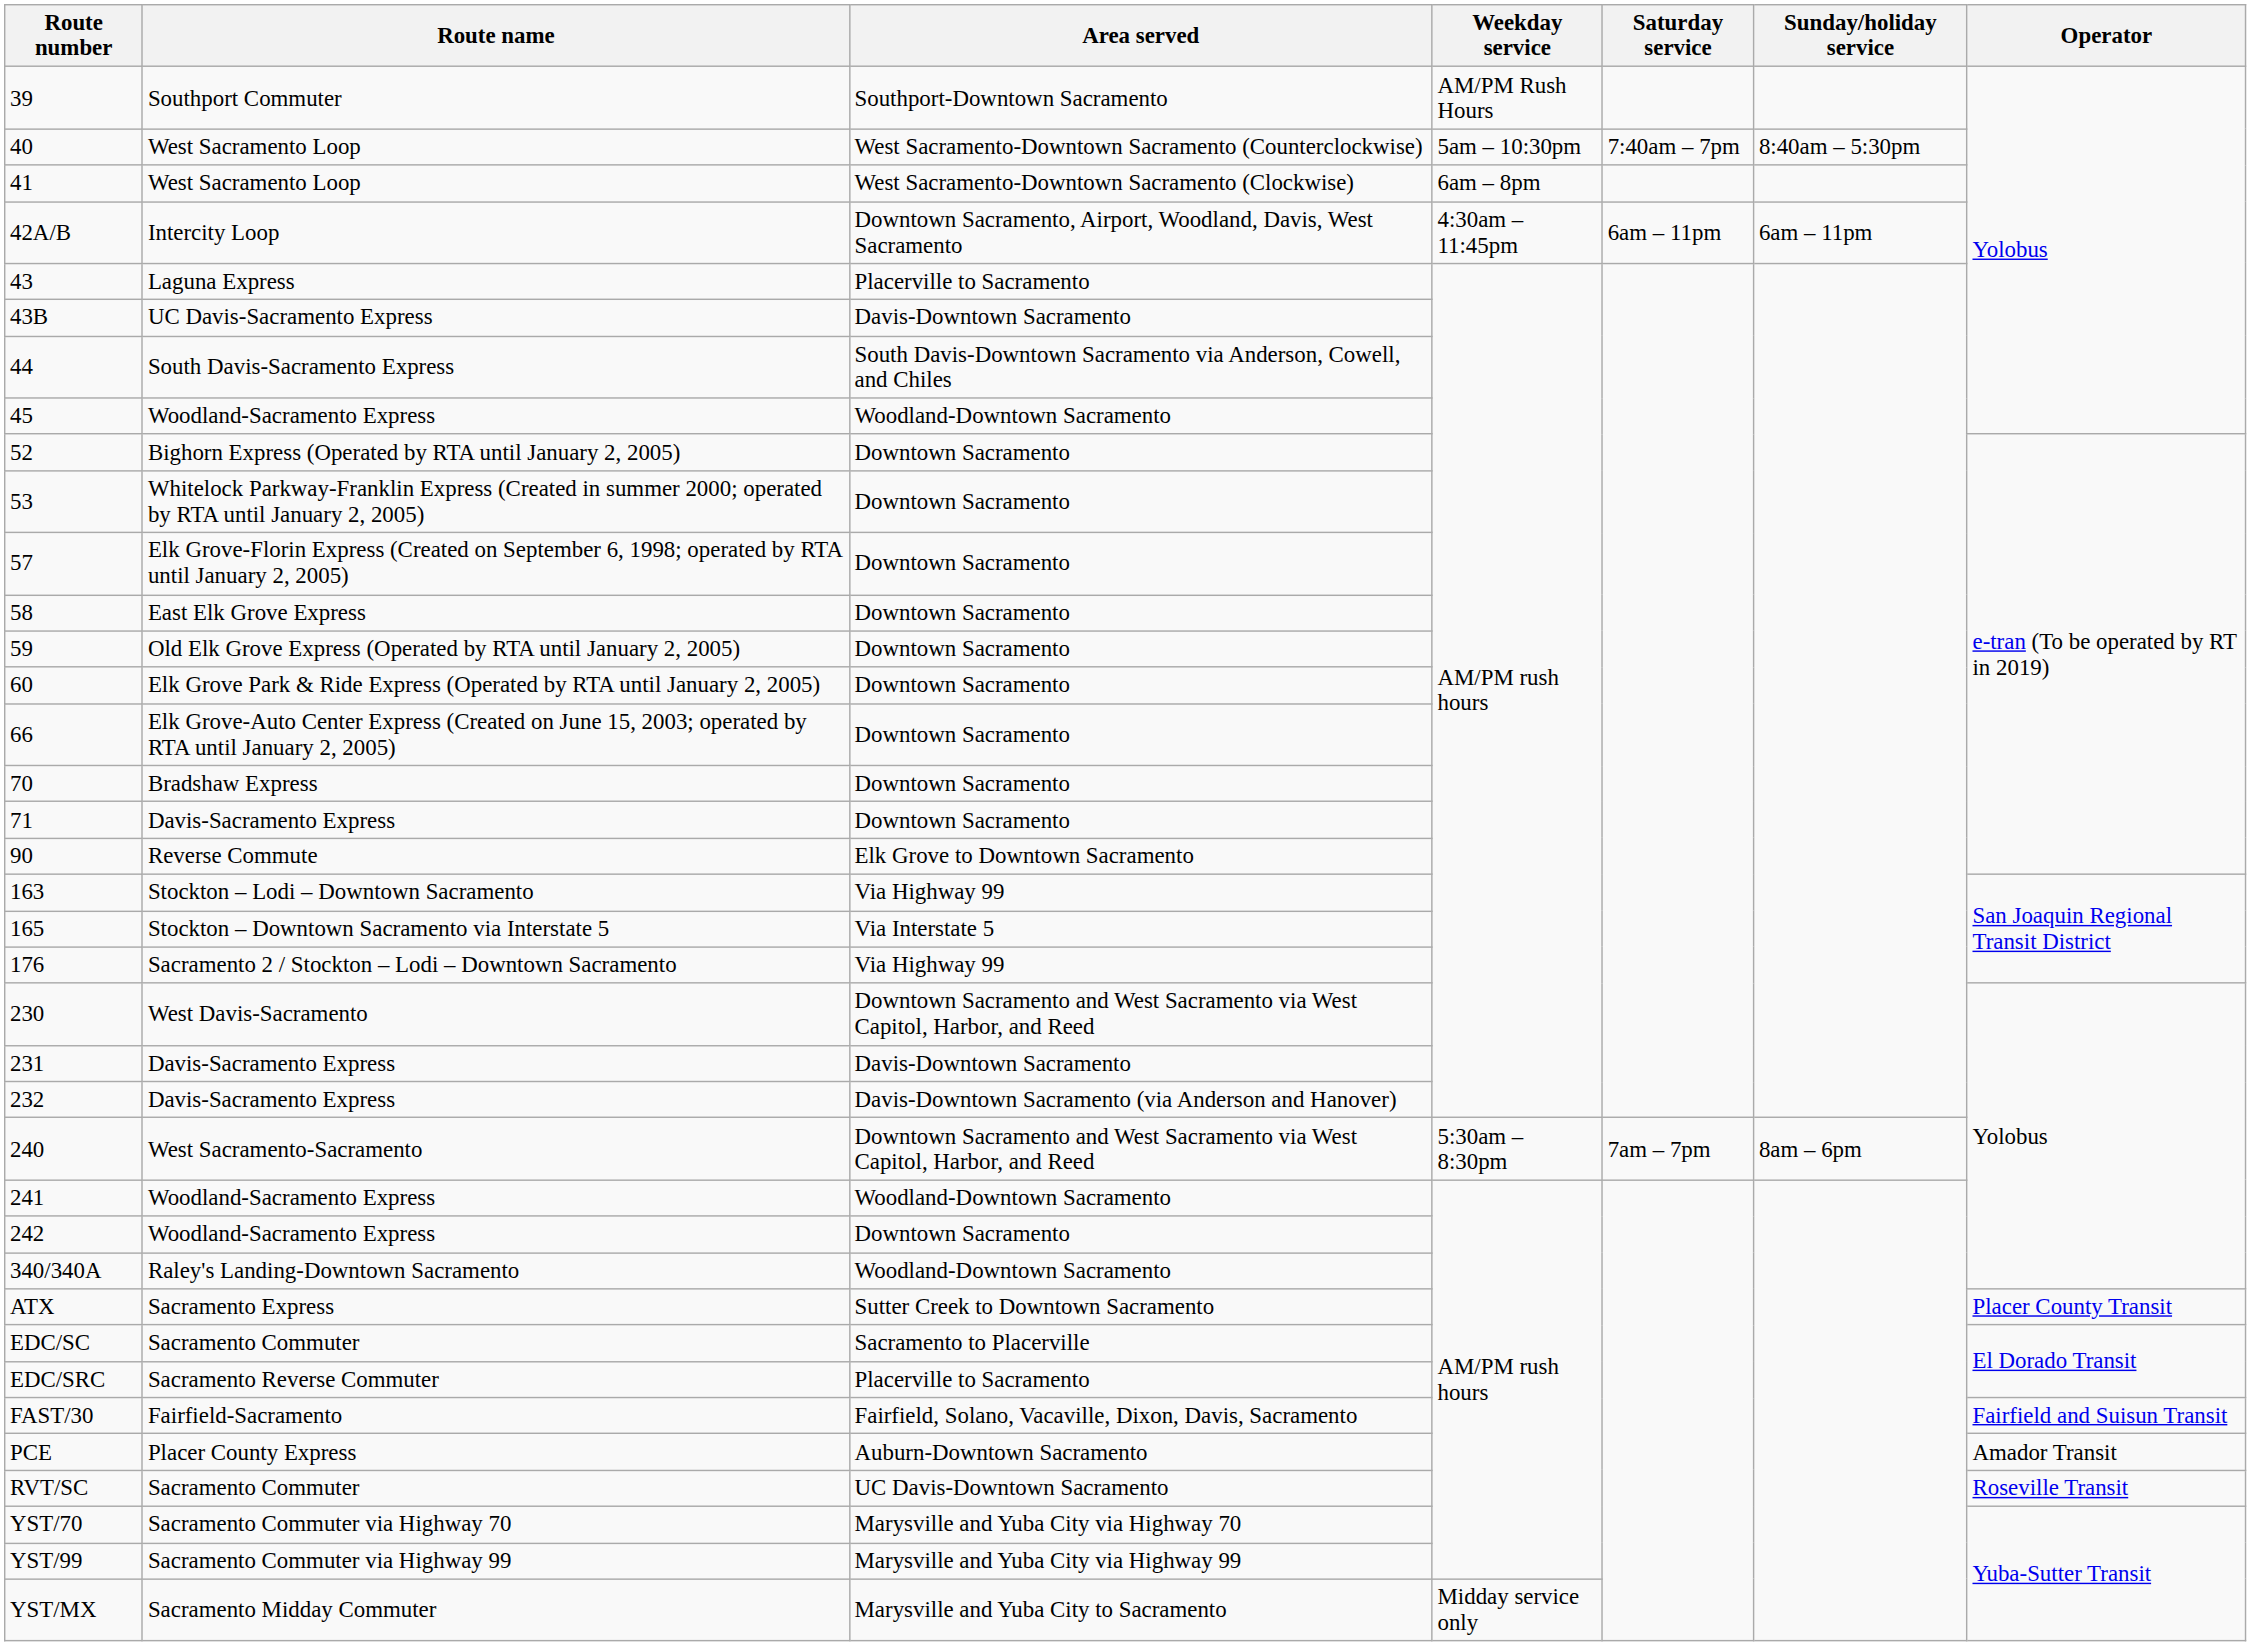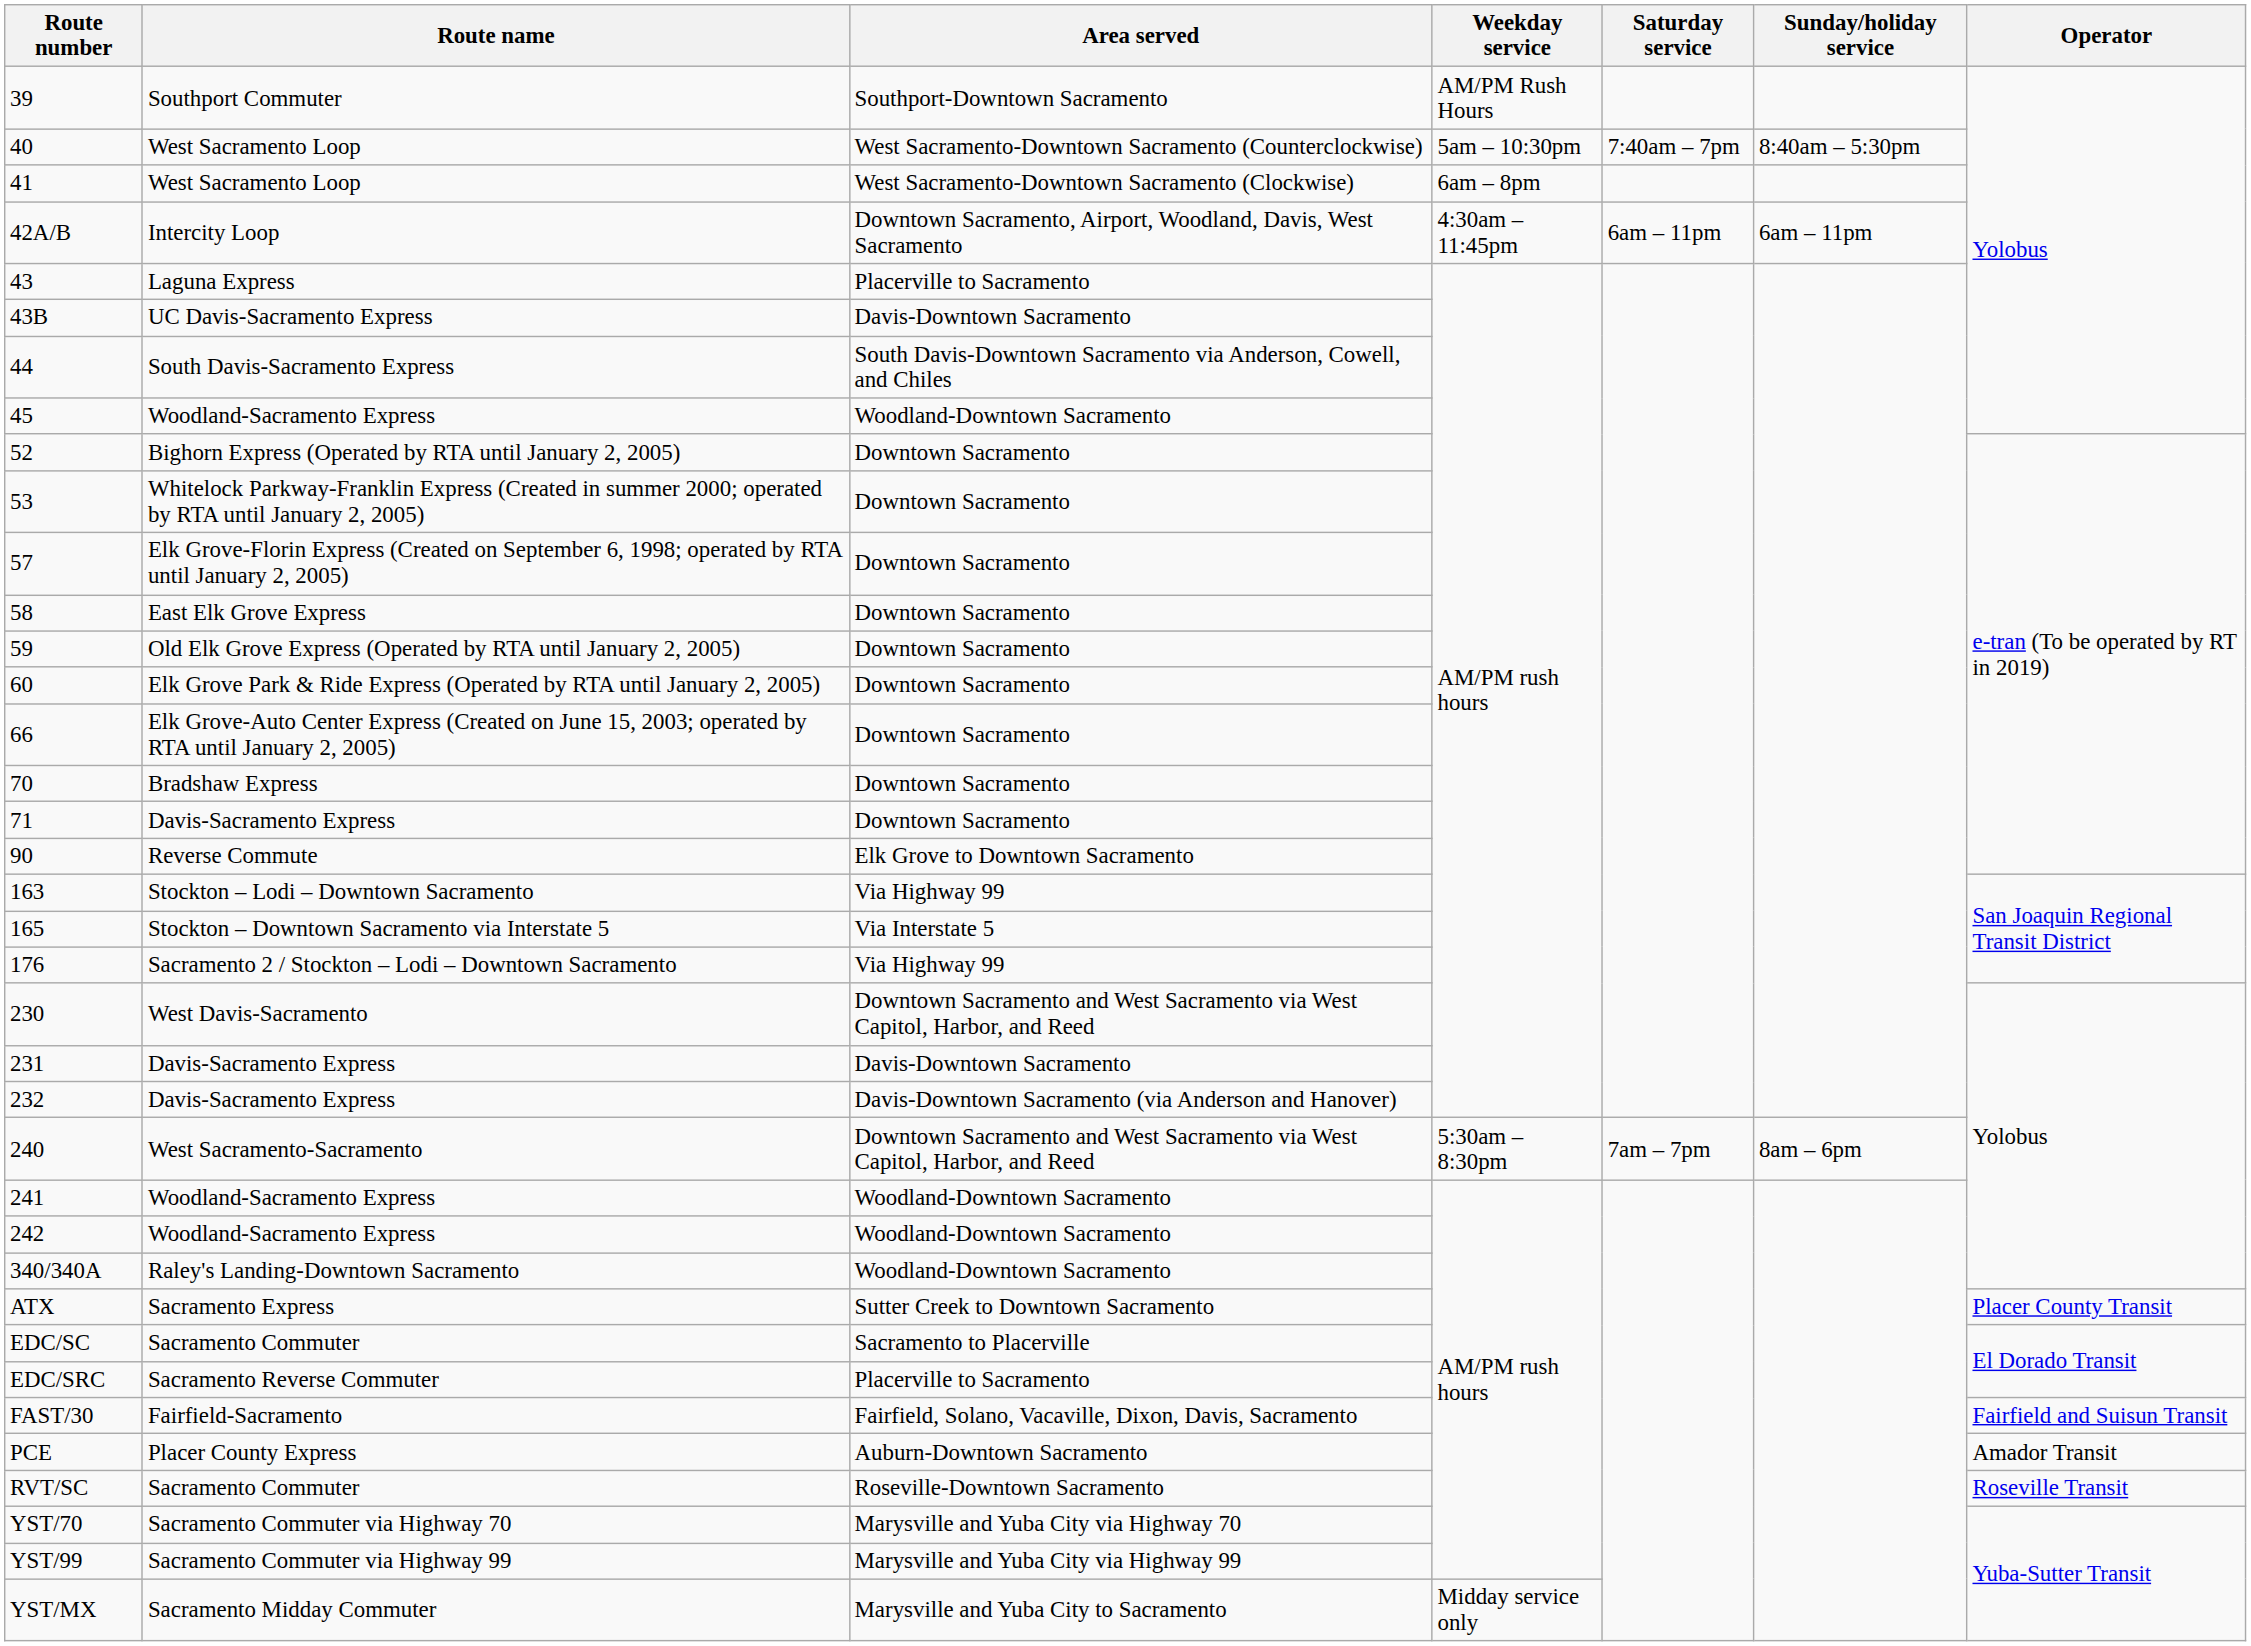(962, 1234) Downtown Sacramento -> (1013, 1234) Woodland-Downtown Sacramento
(1011, 1488) UC Davis-Downtown Sacramento -> (1009, 1488) Roseville-Downtown Sacramento
